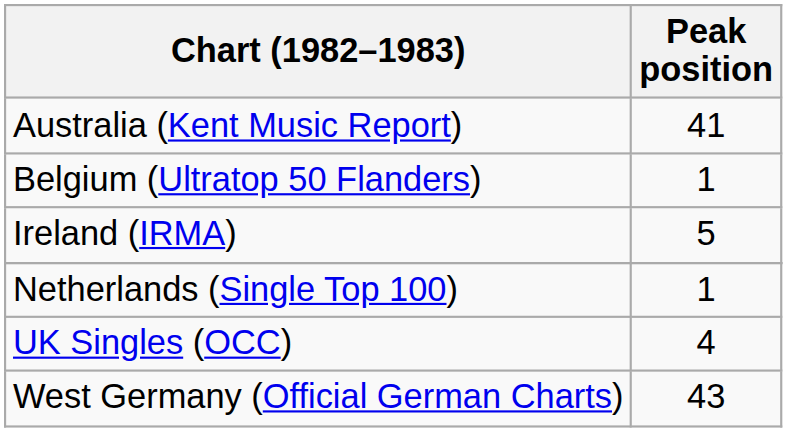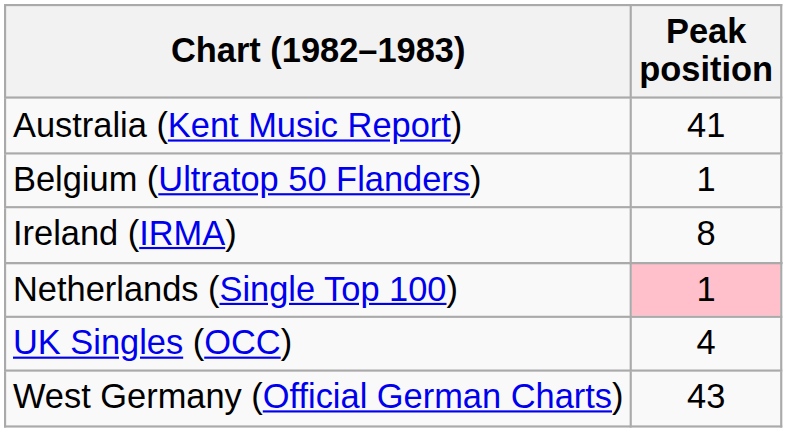(706, 234) 5 -> (706, 234) 8
(706, 288) no background -> (706, 288) pink background
